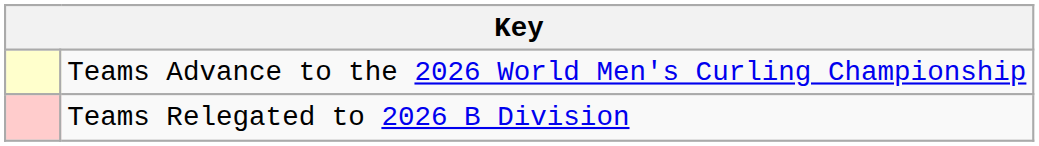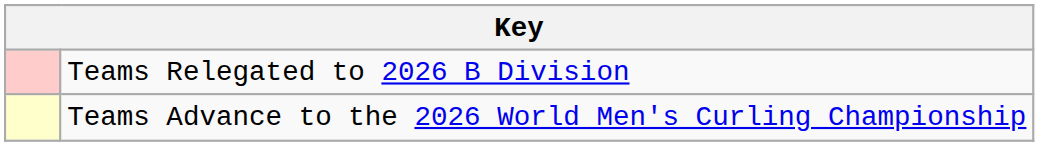rows swapped: (547, 72) <-> (348, 117)
